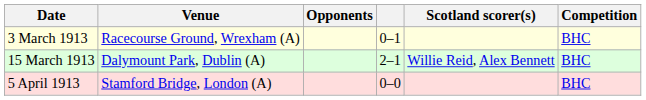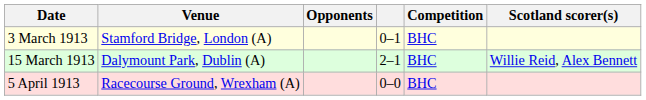columns swapped: (599, 15) <-> (481, 15)
(201, 38) Racecourse Ground, Wrexham (A) -> (186, 38) Stamford Bridge, London (A)
(186, 83) Stamford Bridge, London (A) -> (201, 83) Racecourse Ground, Wrexham (A)
